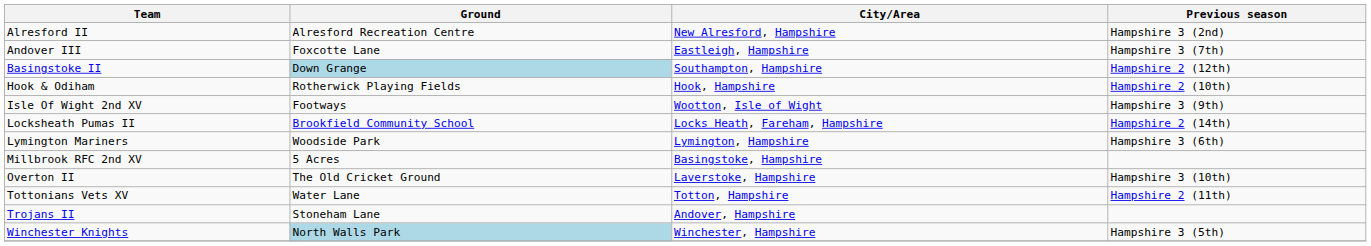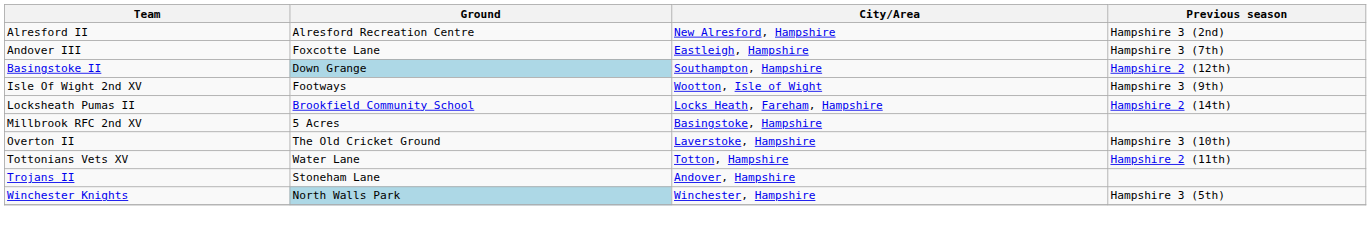- row: (51, 86)
- row: (68, 141)
